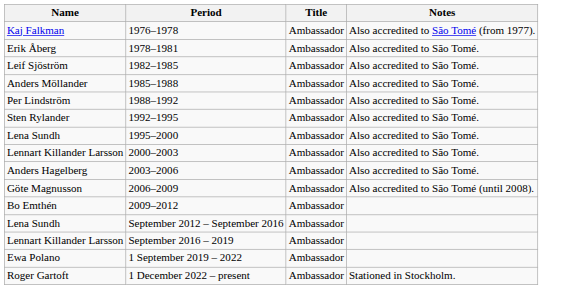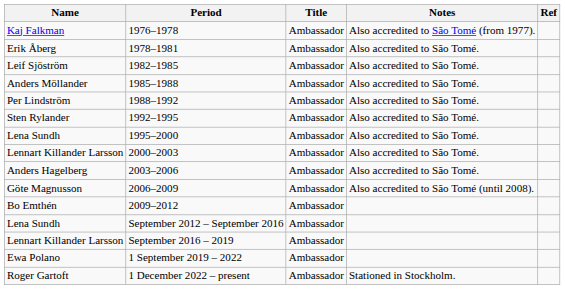+ column: (549, 13)
